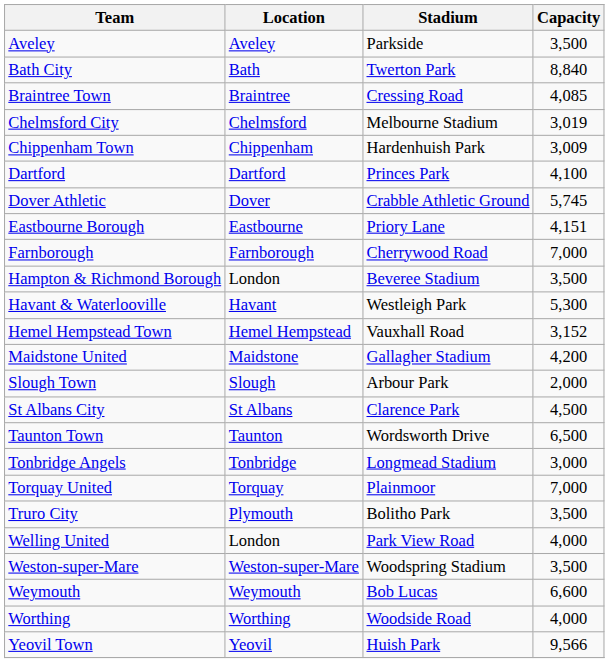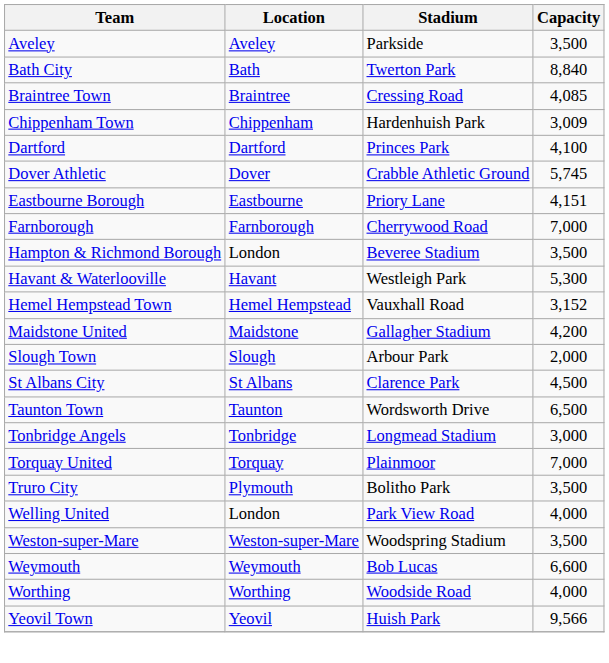- row: (63, 122)
